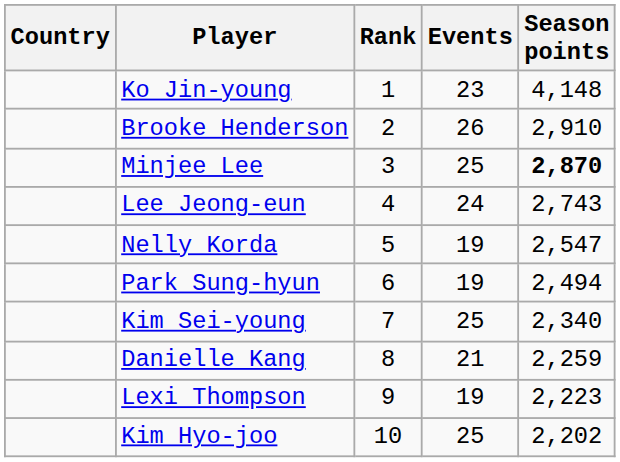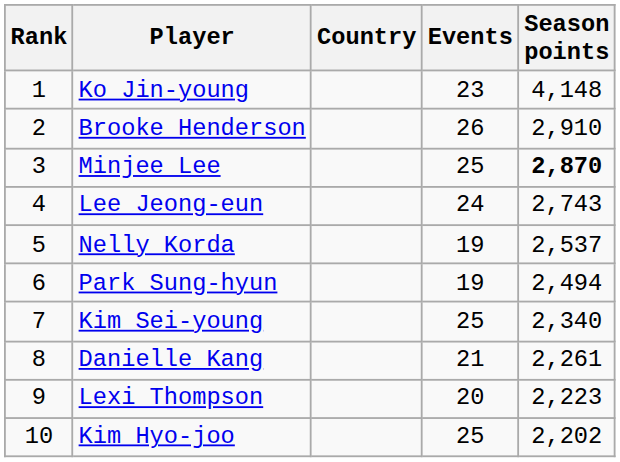columns swapped: (388, 38) <-> (60, 38)
(567, 244) 2,547 -> (567, 244) 2,537
(567, 360) 2,259 -> (567, 360) 2,261
(470, 399) 19 -> (470, 399) 20
